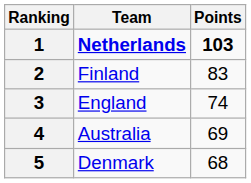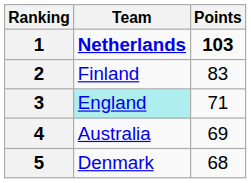(112, 103) no background -> (112, 103) paleturquoise background
(218, 103) 74 -> (218, 103) 71
